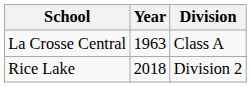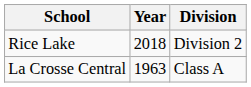rows swapped: (67, 43) <-> (42, 69)
